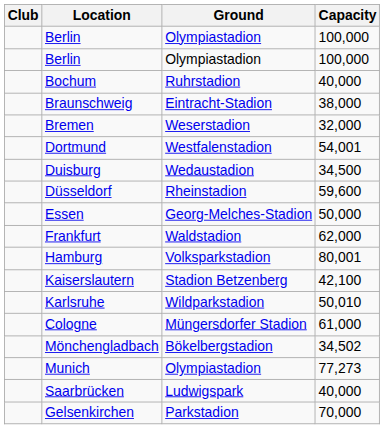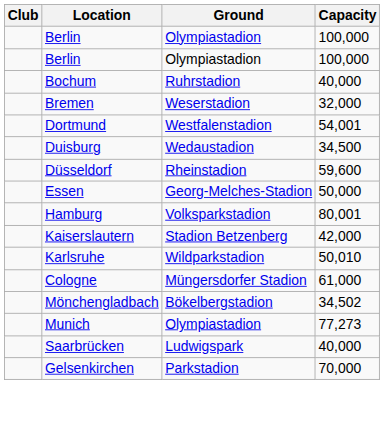- row: (89, 103)
- row: (73, 236)
(340, 280) 42,100 -> (340, 236) 42,000
